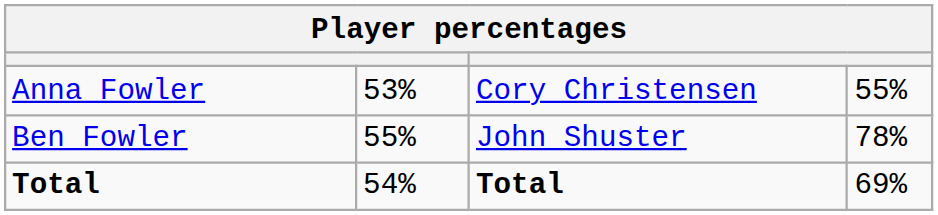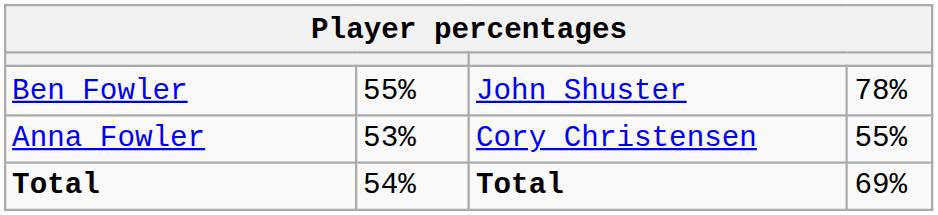rows swapped: (109, 91) <-> (100, 138)
